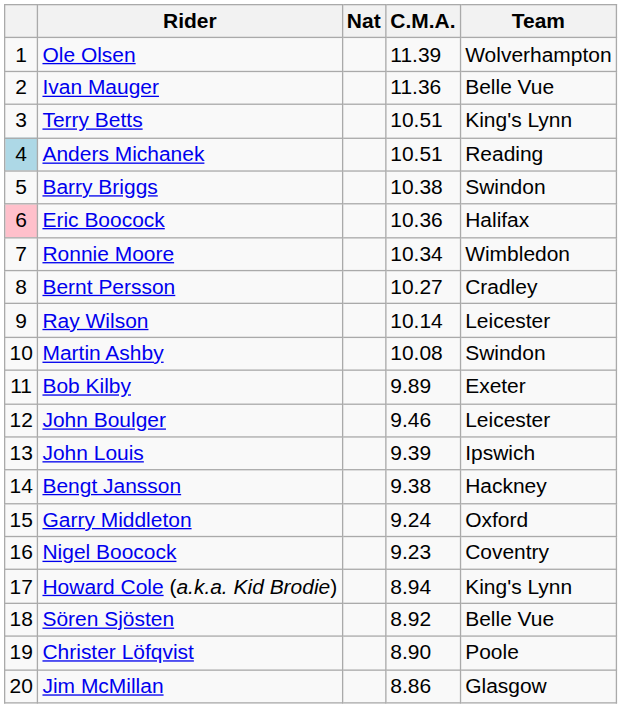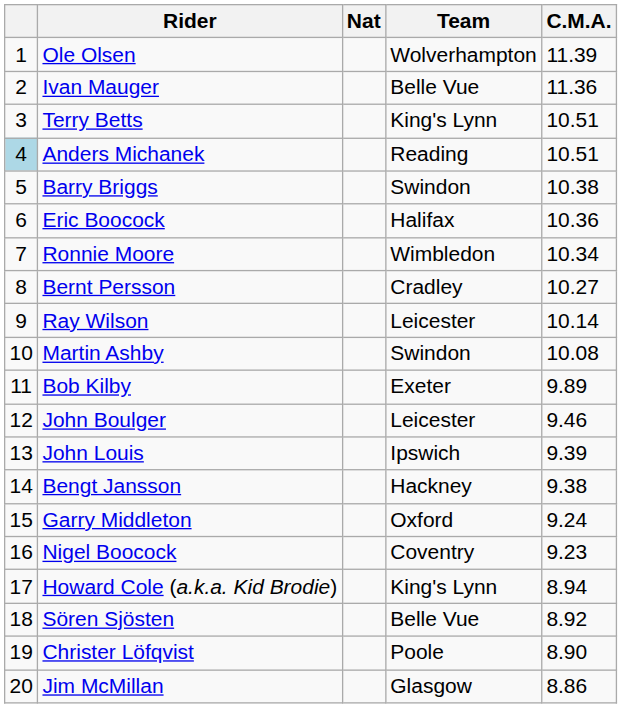columns swapped: (538, 21) <-> (423, 21)
(21, 220) pink background -> (21, 220) no background
